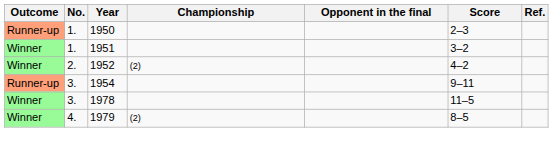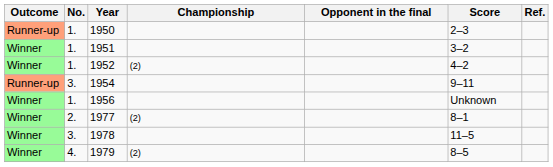(72, 65) 2. -> (72, 65) 1.
+ row: (102, 100)
+ row: (102, 118)
